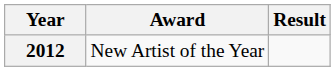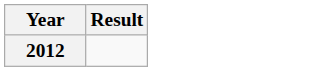- column: (177, 19)
